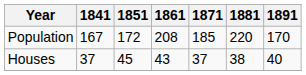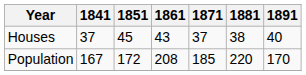rows swapped: (41, 37) <-> (31, 59)
